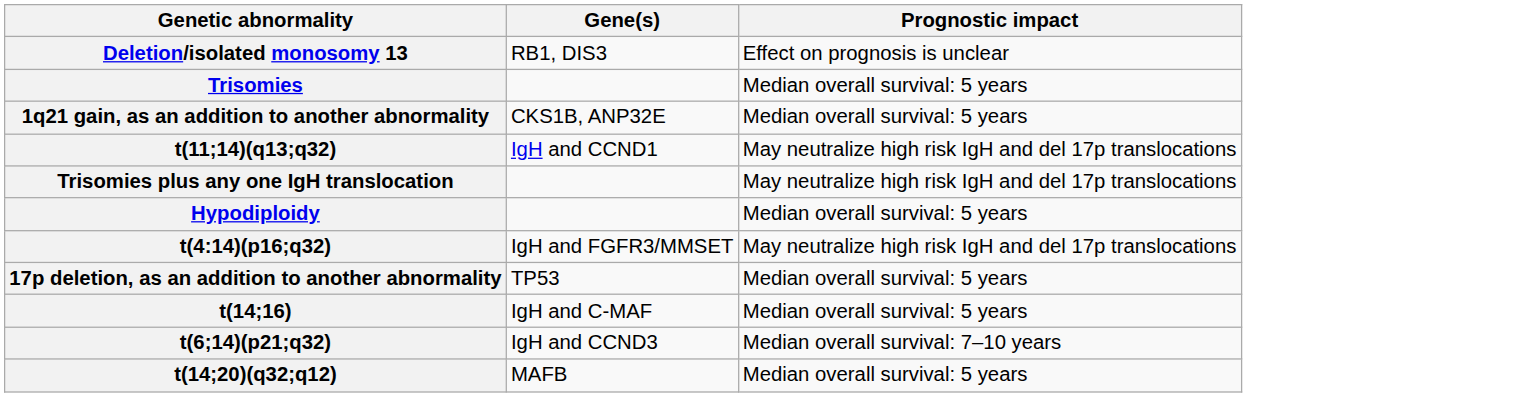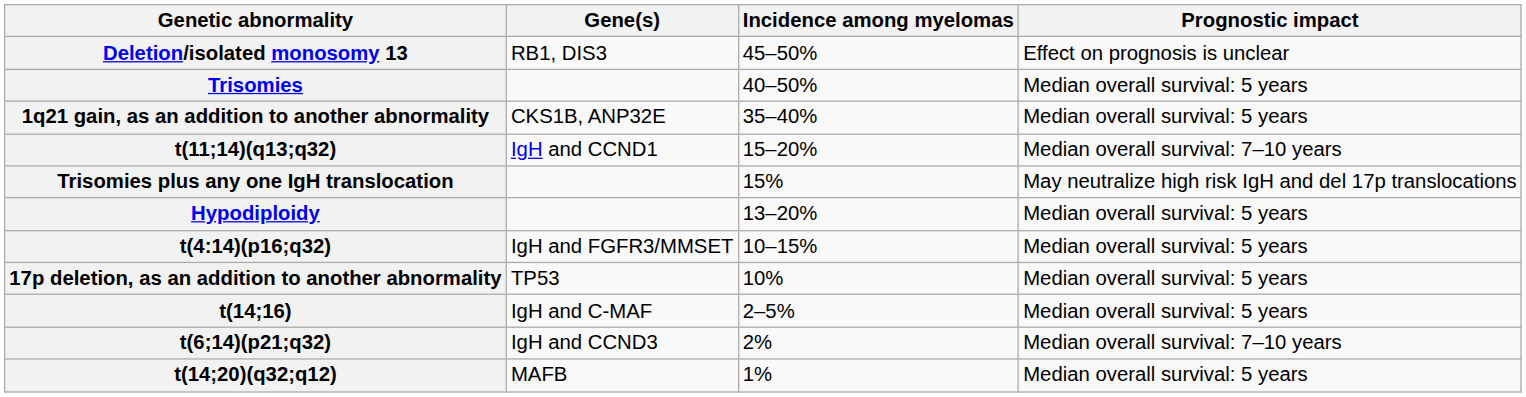+ column: (878, 20)
(990, 149) May neutralize high risk IgH and del 17p translocations -> (1182, 149) Median overall survival: 7–10 years
(990, 246) May neutralize high risk IgH and del 17p translocations -> (1165, 246) Median overall survival: 5 years
